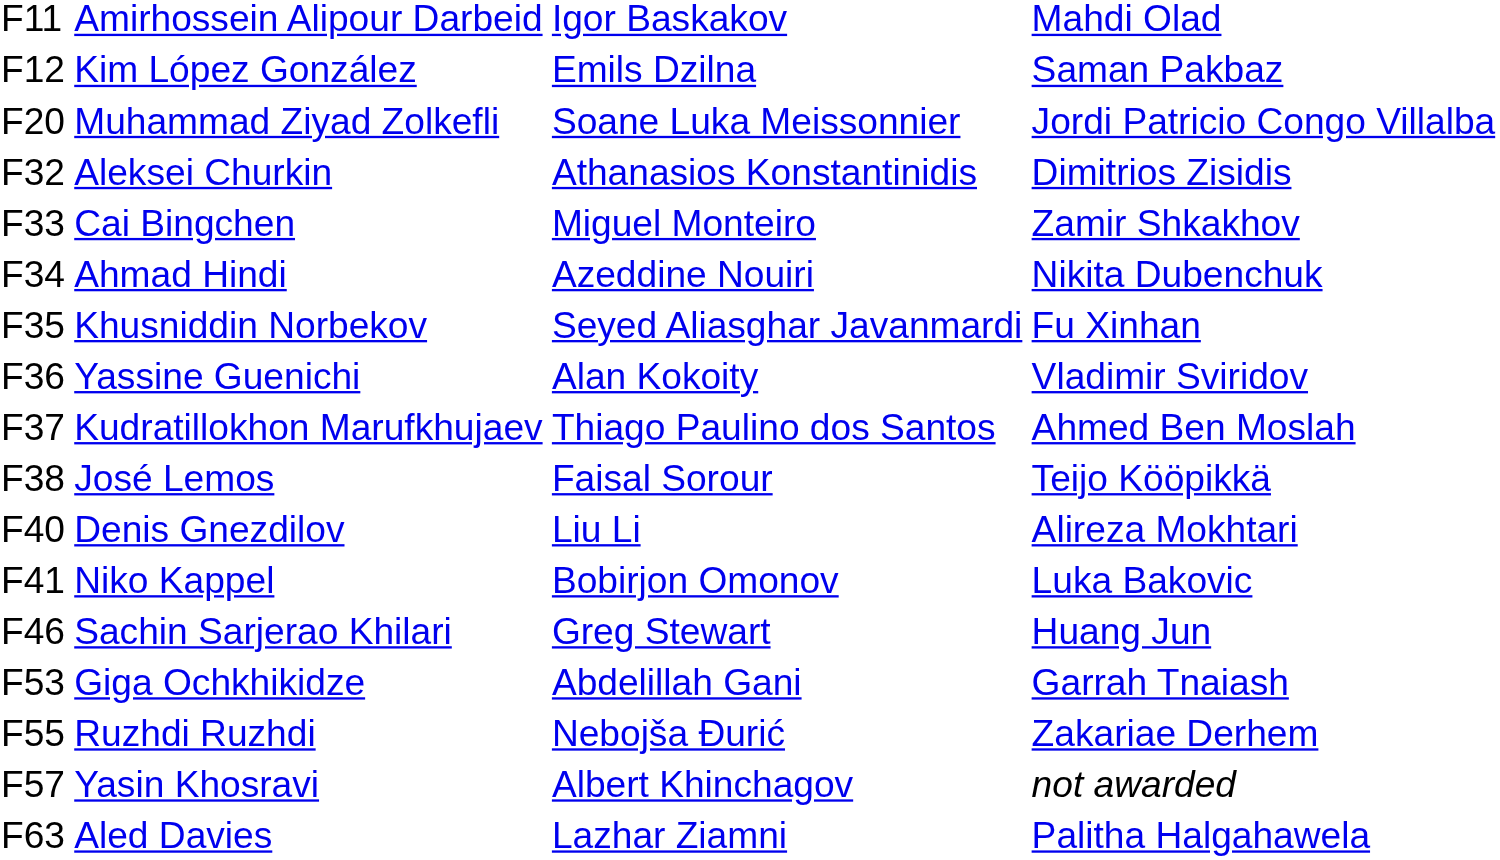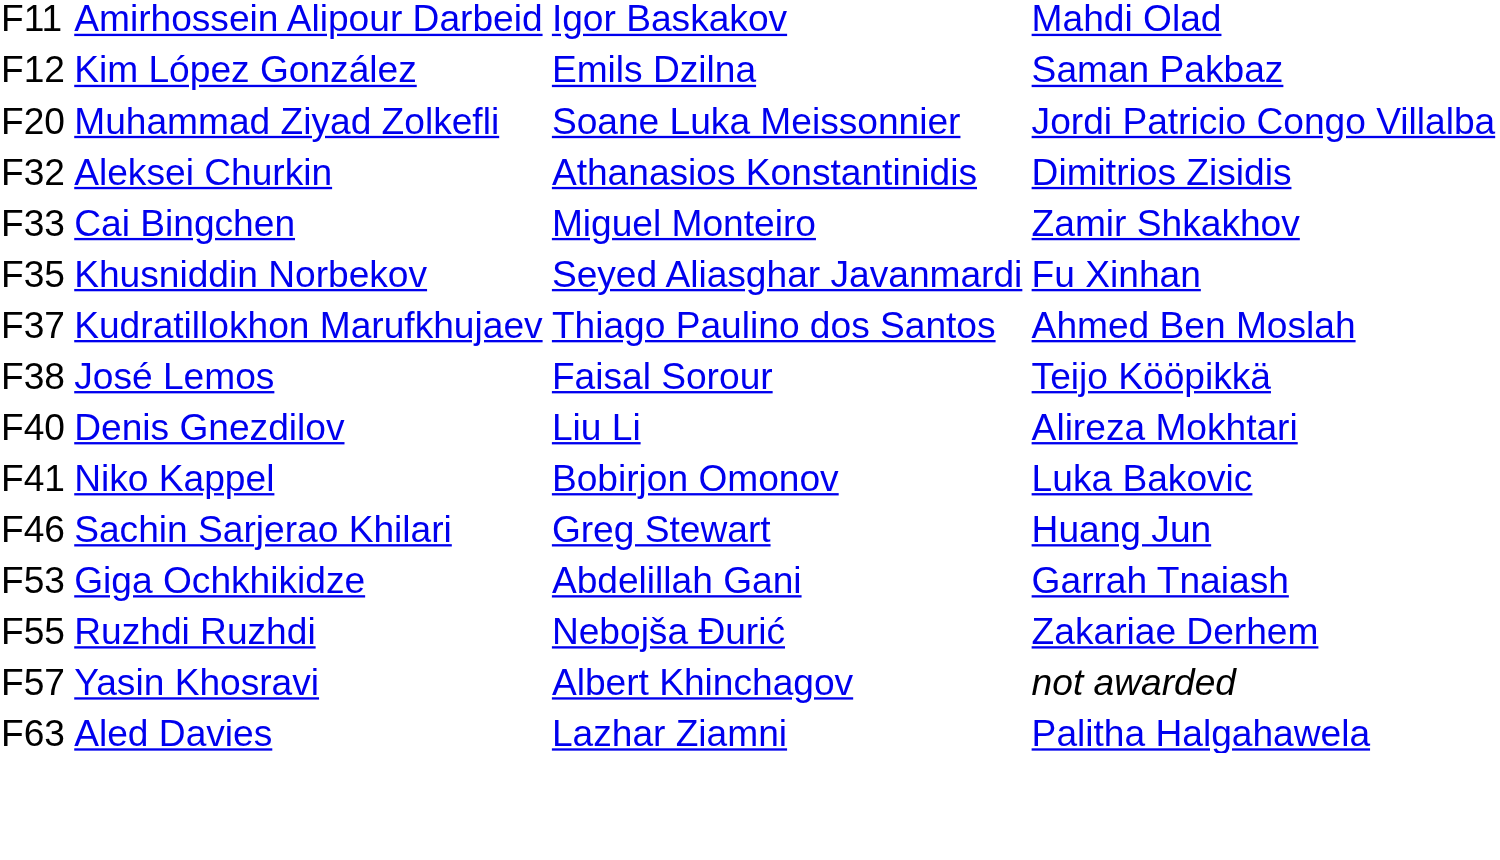- row: (180, 274)
- row: (217, 376)
